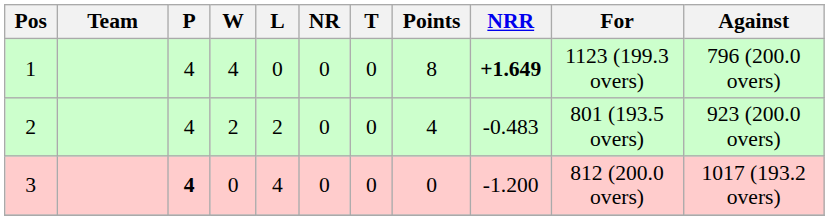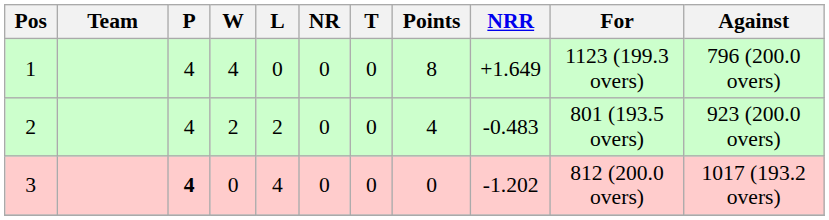(511, 68) bold -> (511, 68) normal
(511, 185) -1.200 -> (511, 185) -1.202
